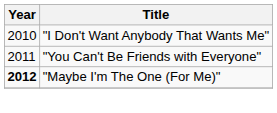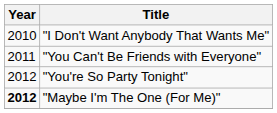+ row: (115, 77)
